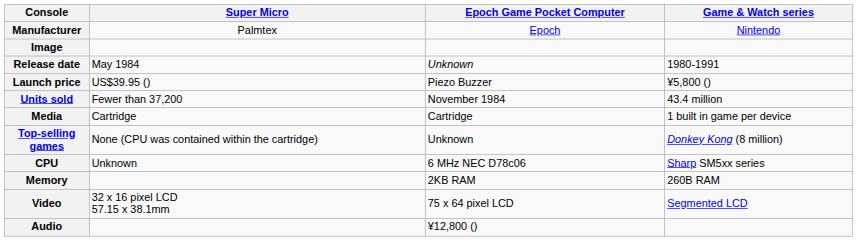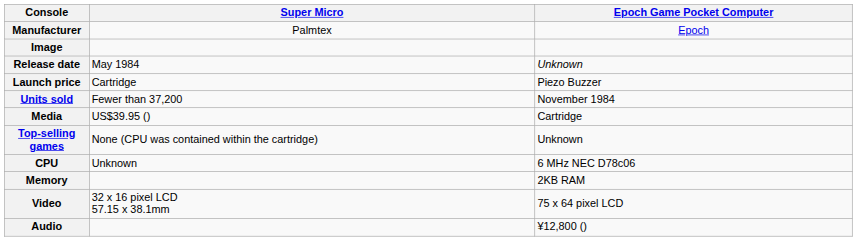- column: (759, 13)
(121, 82) US$39.95 () -> (114, 82) Cartridge
(114, 116) Cartridge -> (121, 116) US$39.95 ()
